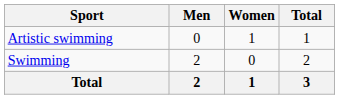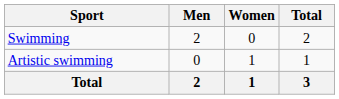rows swapped: (60, 37) <-> (39, 60)
